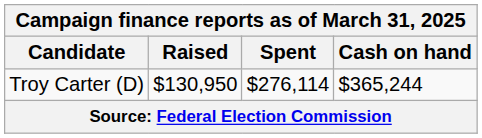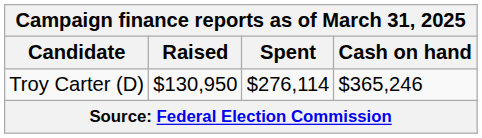(381, 84) $365,244 -> (381, 84) $365,246
